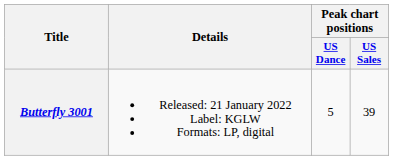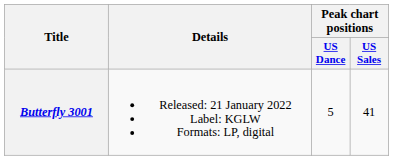(369, 112) 39 -> (369, 112) 41
